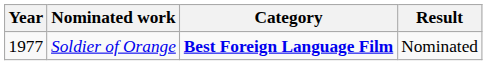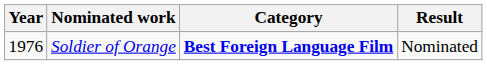(26, 45) 1977 -> (26, 45) 1976
